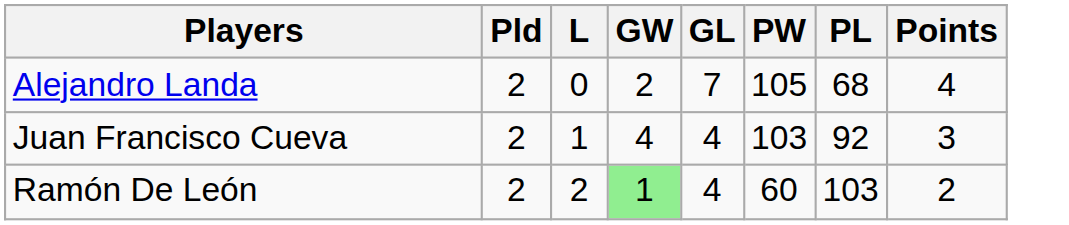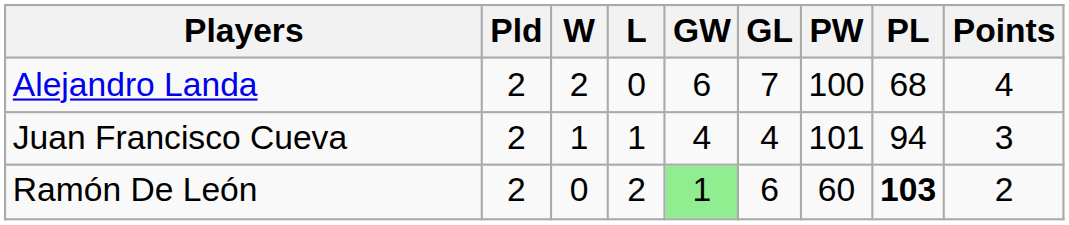+ column: (579, 31)
(644, 84) 2 -> (702, 84) 6
(779, 84) 105 -> (837, 84) 100
(779, 137) 103 -> (837, 137) 101
(851, 137) 92 -> (908, 137) 94
(712, 191) 4 -> (770, 191) 6
(851, 191) normal -> (908, 191) bold
